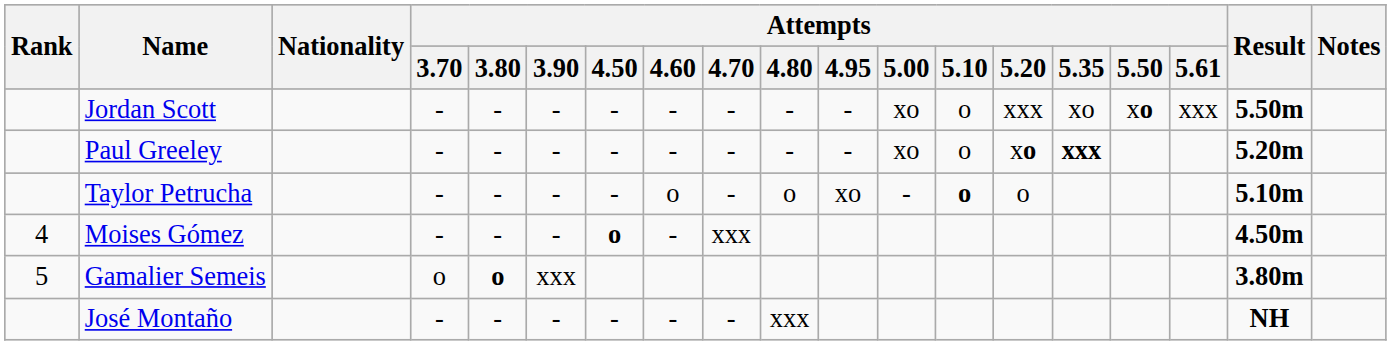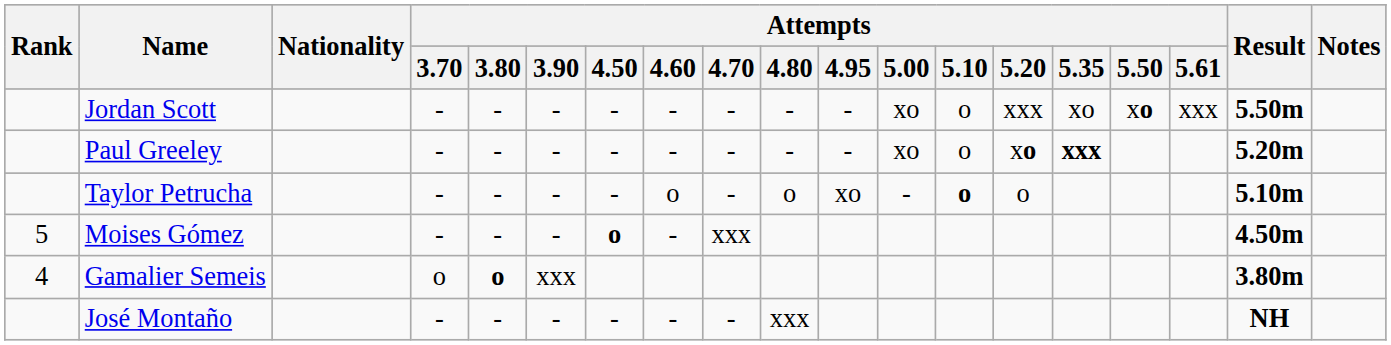(42, 234) 4 -> (42, 234) 5
(42, 276) 5 -> (42, 276) 4
